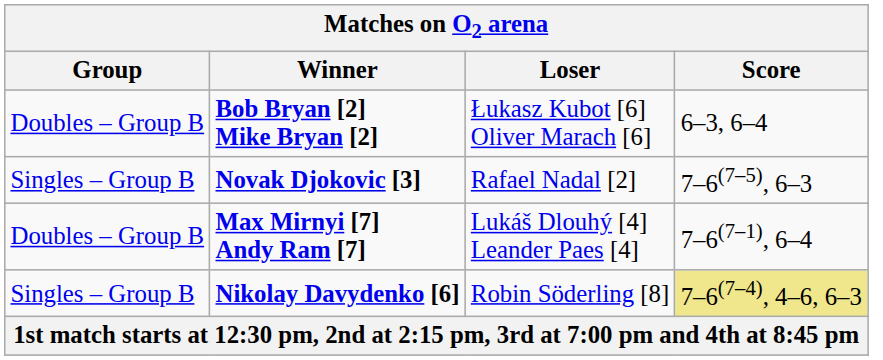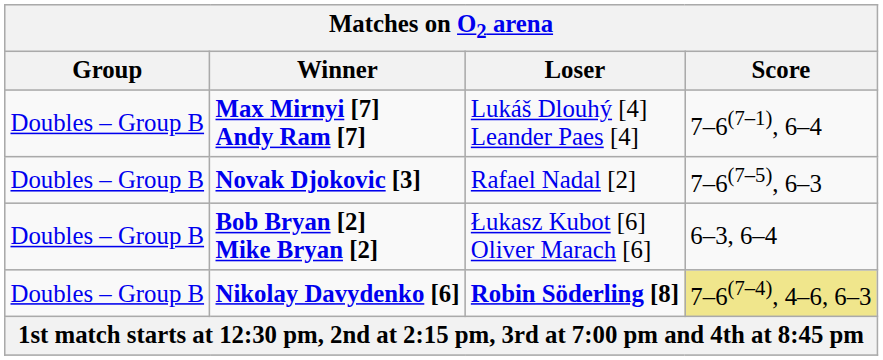rows swapped: (297, 236) <-> (297, 123)
(102, 179) Singles – Group B -> (107, 179) Doubles – Group B
(102, 293) Singles – Group B -> (107, 293) Doubles – Group B
(570, 293) normal -> (575, 293) bold
